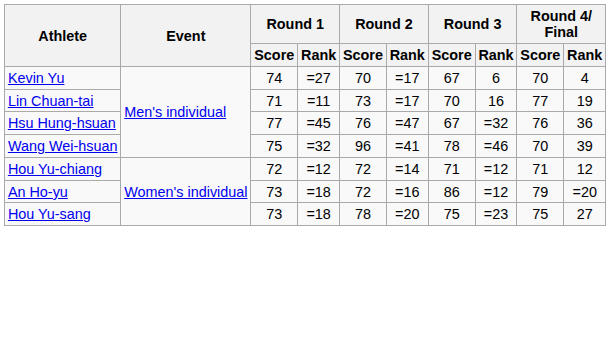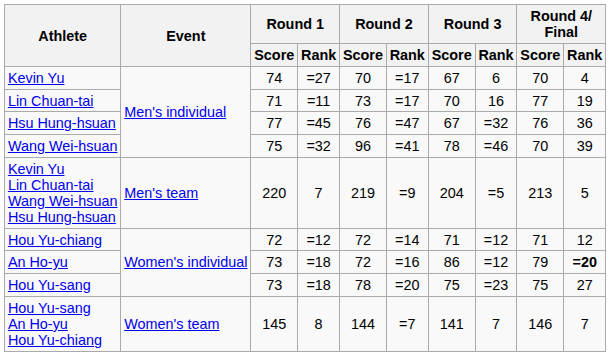+ row: (63, 193)
(585, 192) normal -> (585, 262) bold
+ row: (55, 324)
